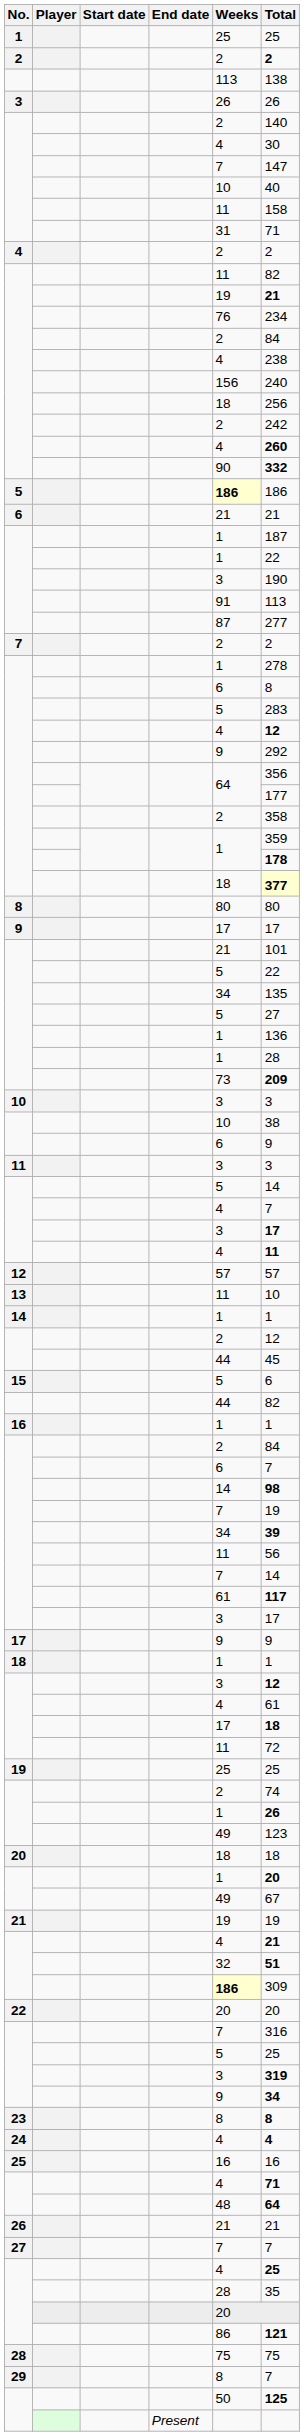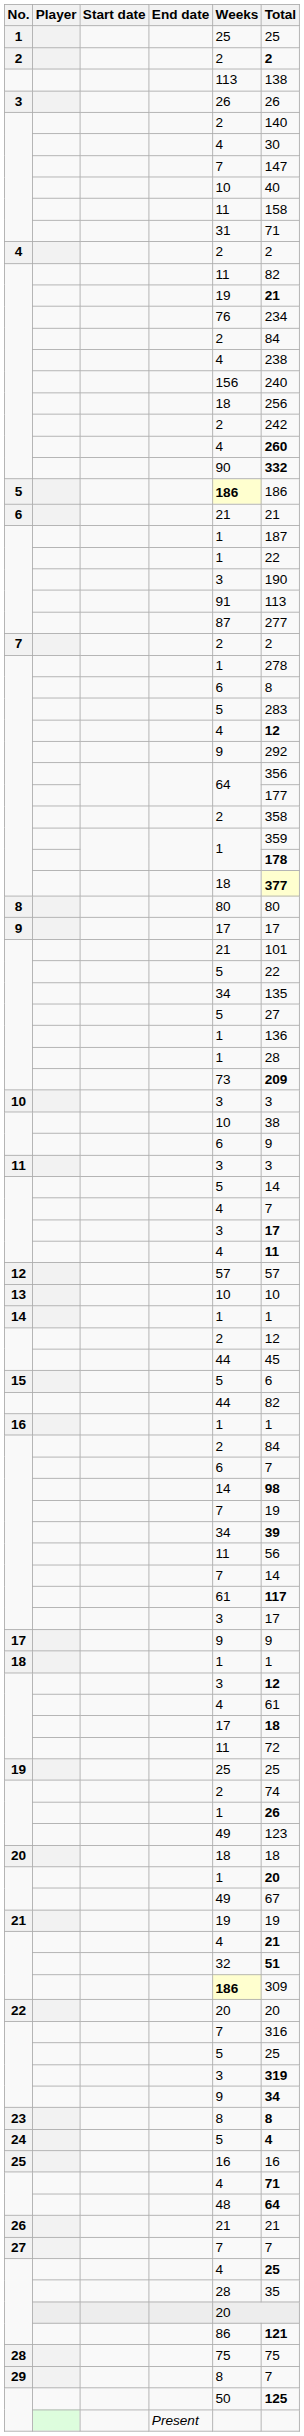(223, 1295) 11 -> (223, 1295) 10
(219, 2140) 4 -> (219, 2140) 5
